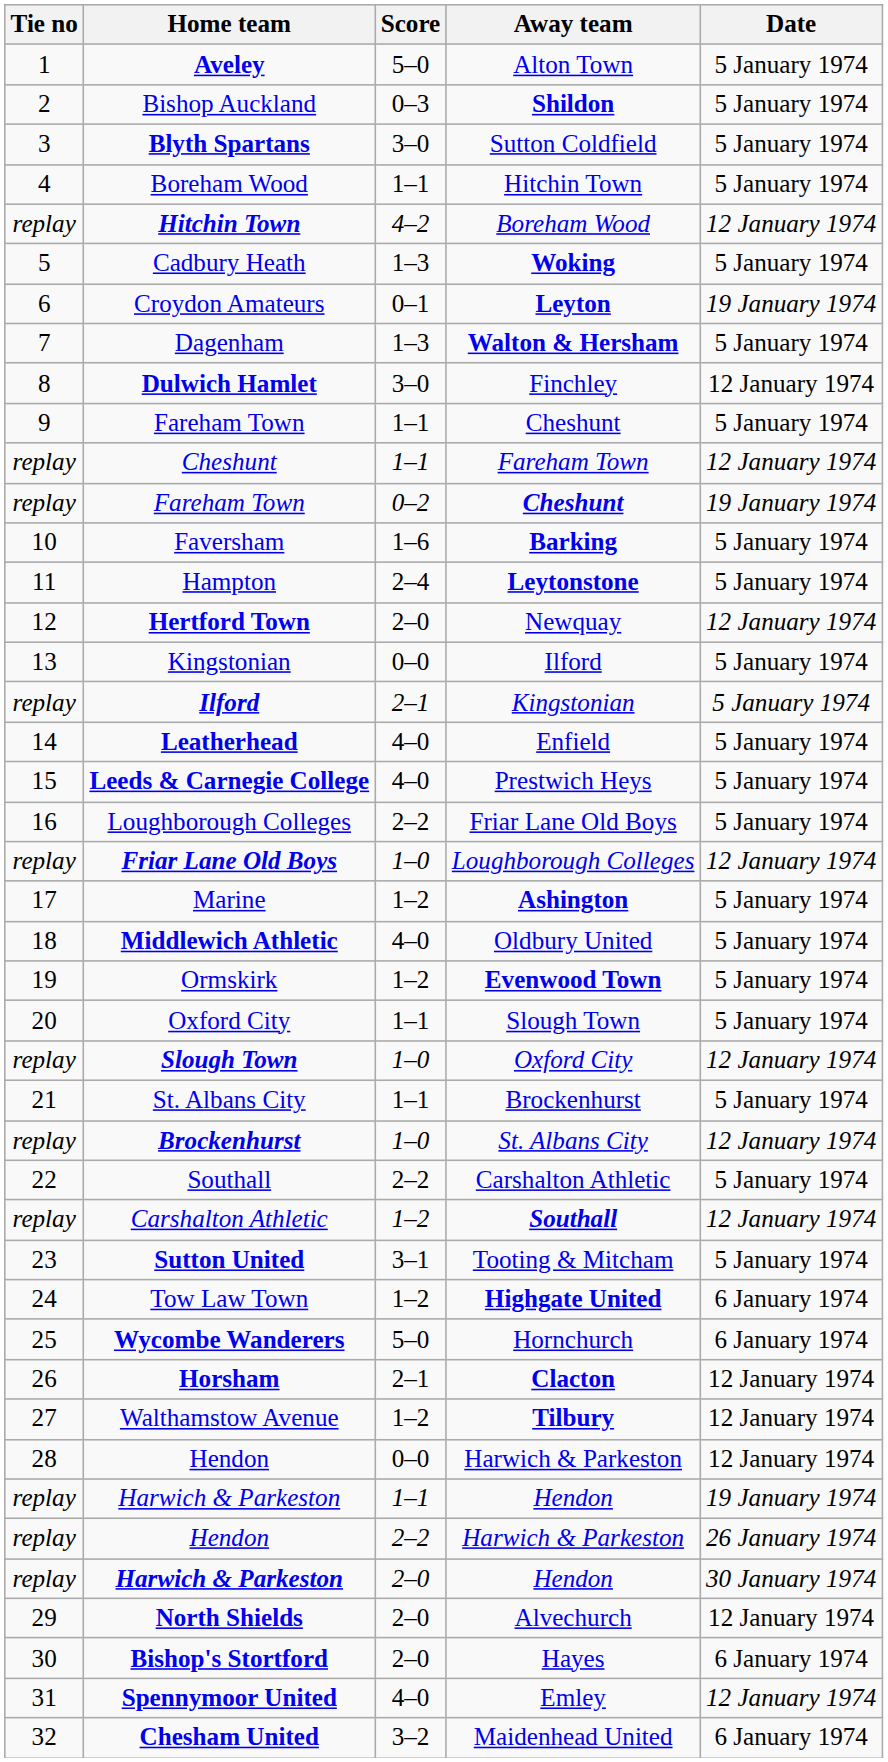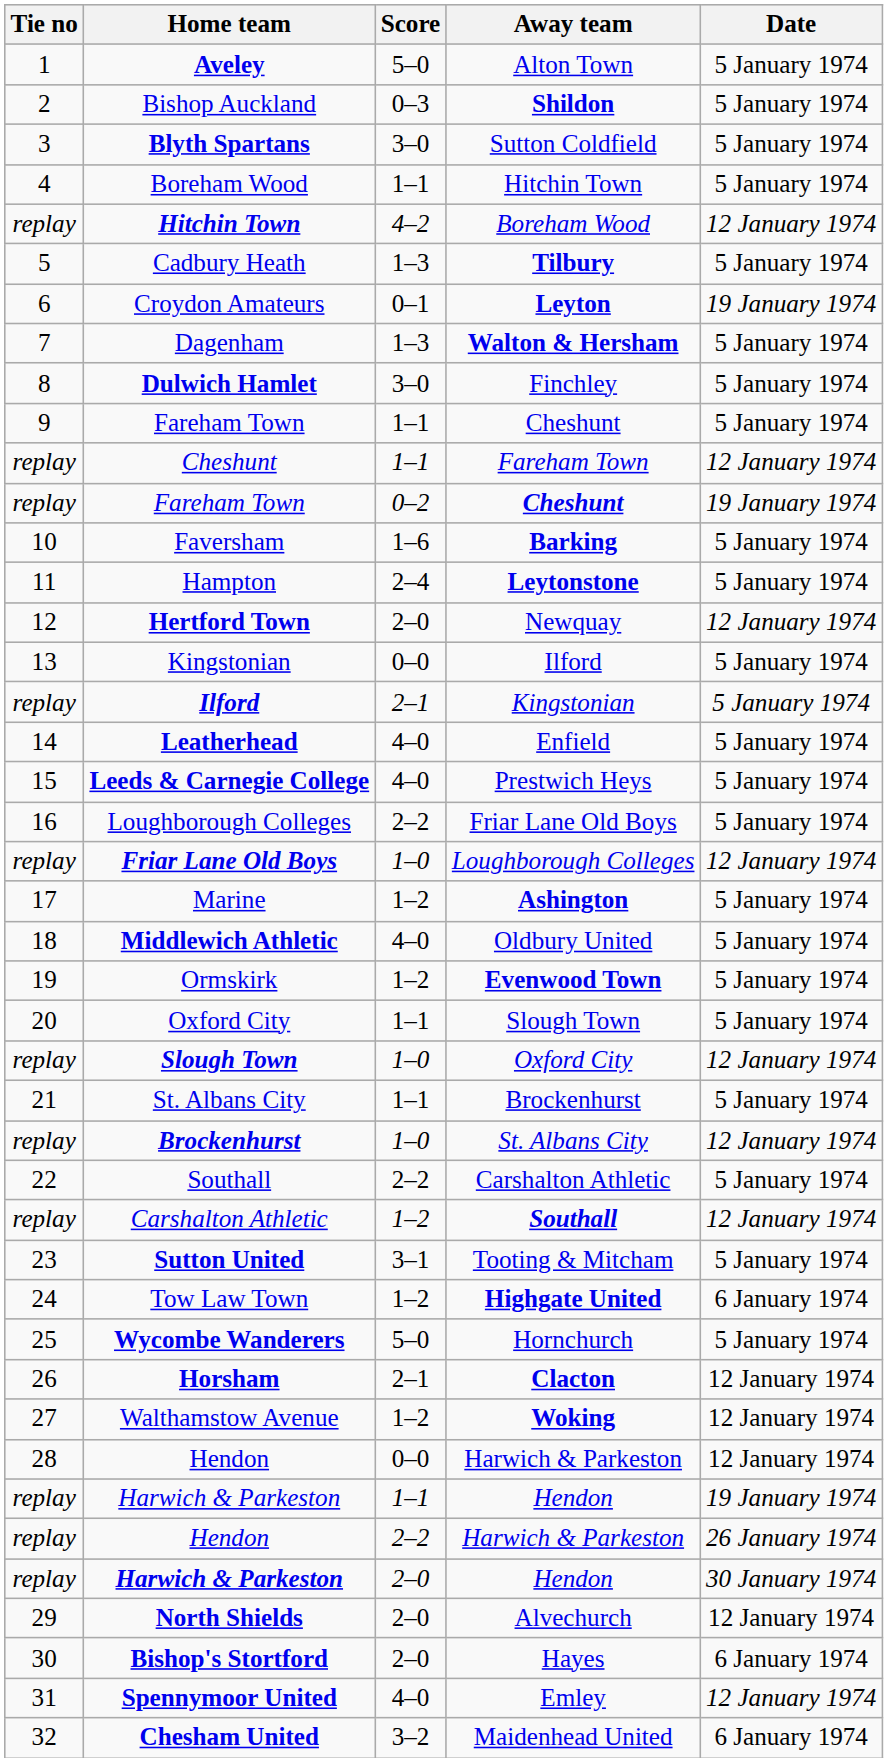(573, 263) Woking -> (573, 263) Tilbury
(791, 382) 12 January 1974 -> (791, 382) 5 January 1974
(791, 1339) 6 January 1974 -> (791, 1339) 5 January 1974
(573, 1418) Tilbury -> (573, 1418) Woking
